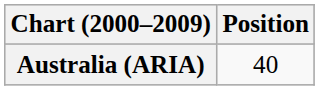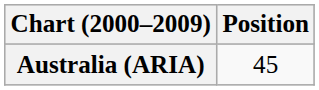(266, 64) 40 -> (266, 64) 45
